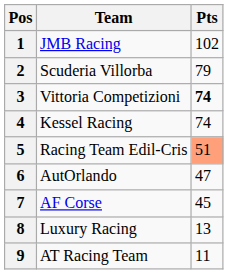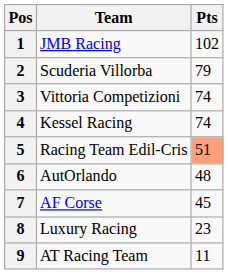(203, 96) bold -> (203, 96) normal
(203, 176) 47 -> (203, 176) 48
(203, 229) 13 -> (203, 229) 23
